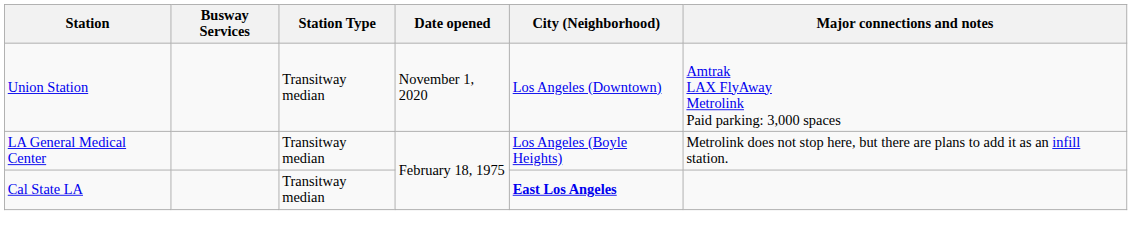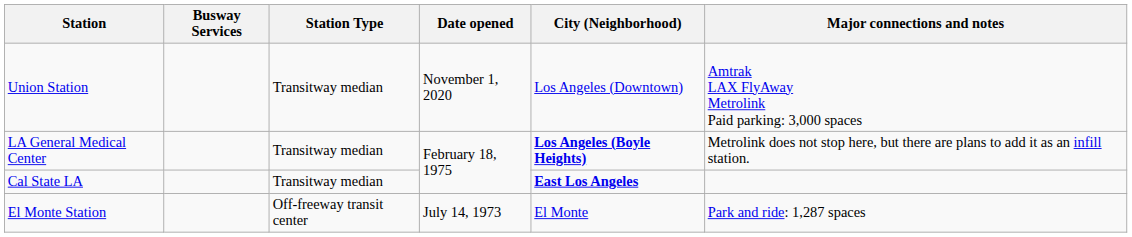(570, 150) normal -> (592, 150) bold
+ row: (57, 212)
